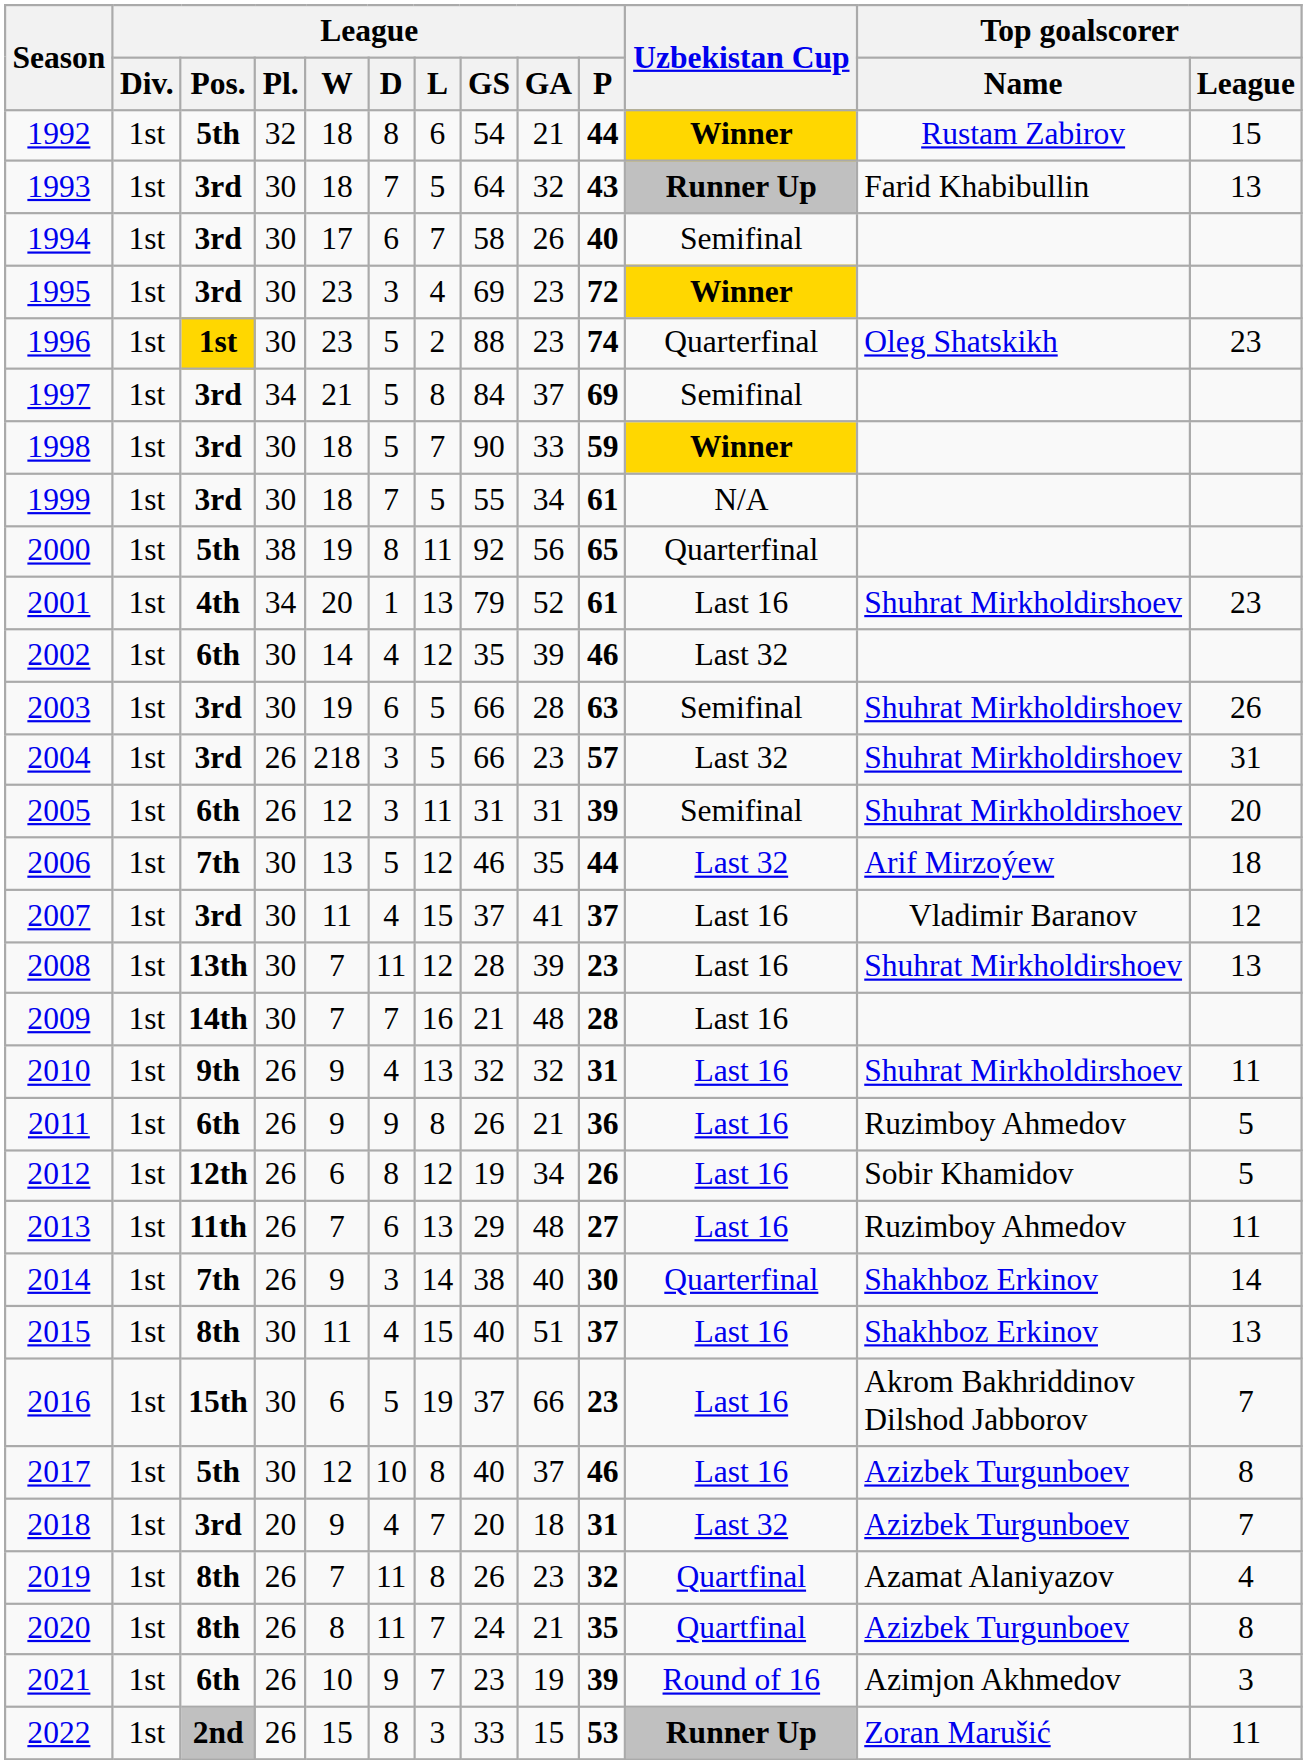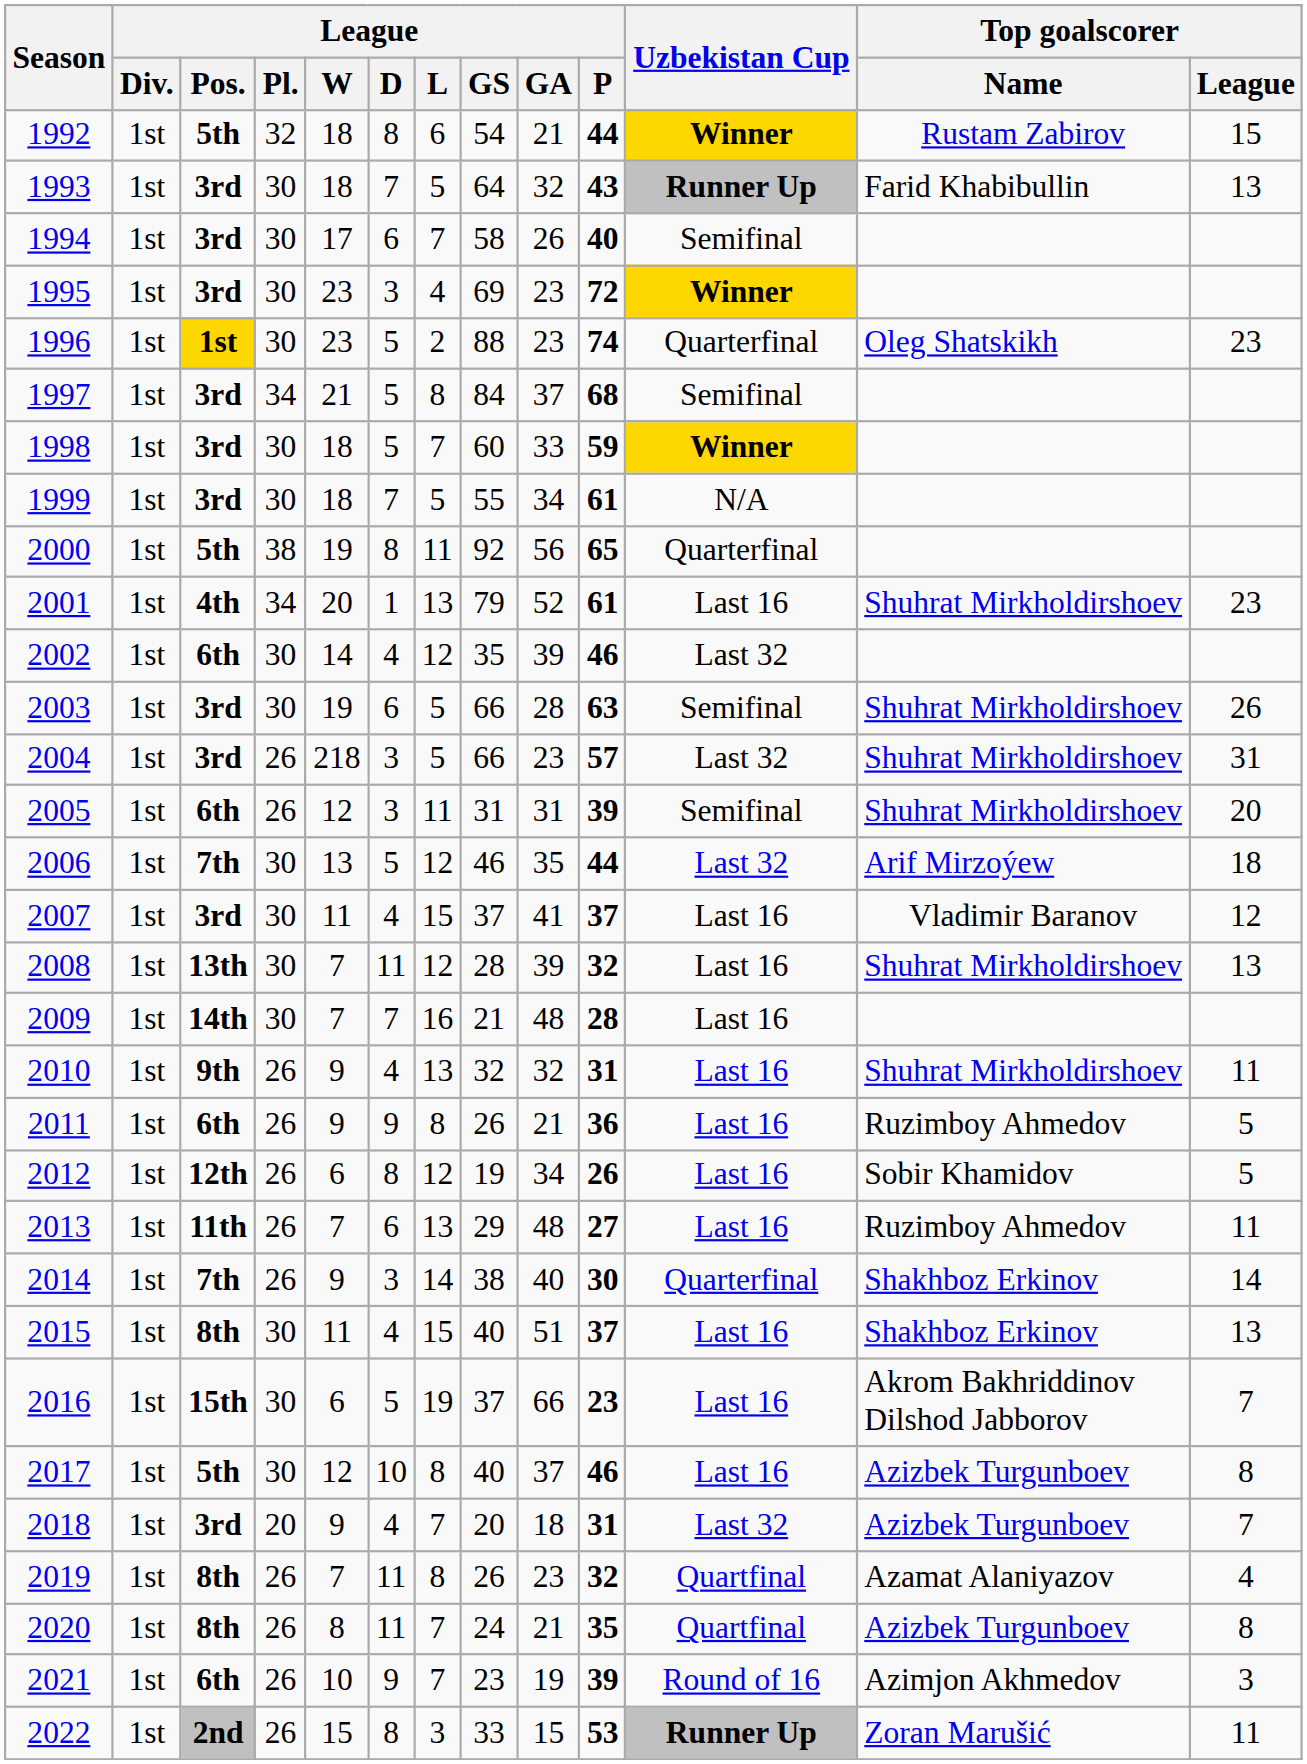(603, 394) 69 -> (603, 394) 68
(489, 446) 90 -> (489, 446) 60
(603, 967) 23 -> (603, 967) 32
